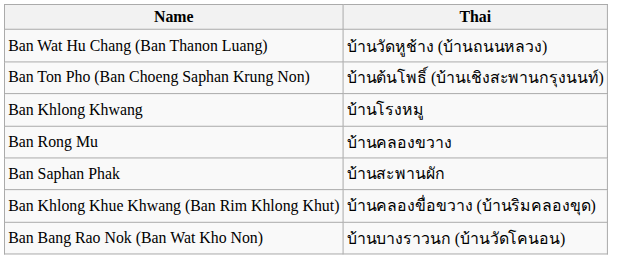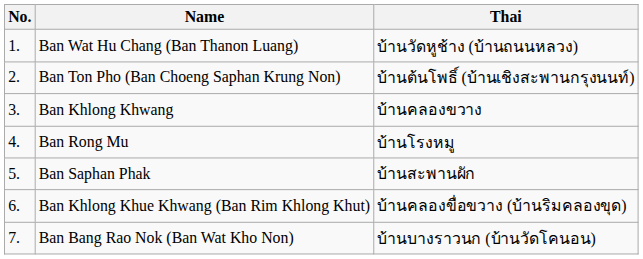+ column: (20, 17)
(385, 110) บ้านโรงหมู -> (430, 110) บ้านคลองขวาง
(399, 142) บ้านคลองขวาง -> (416, 142) บ้านโรงหมู
